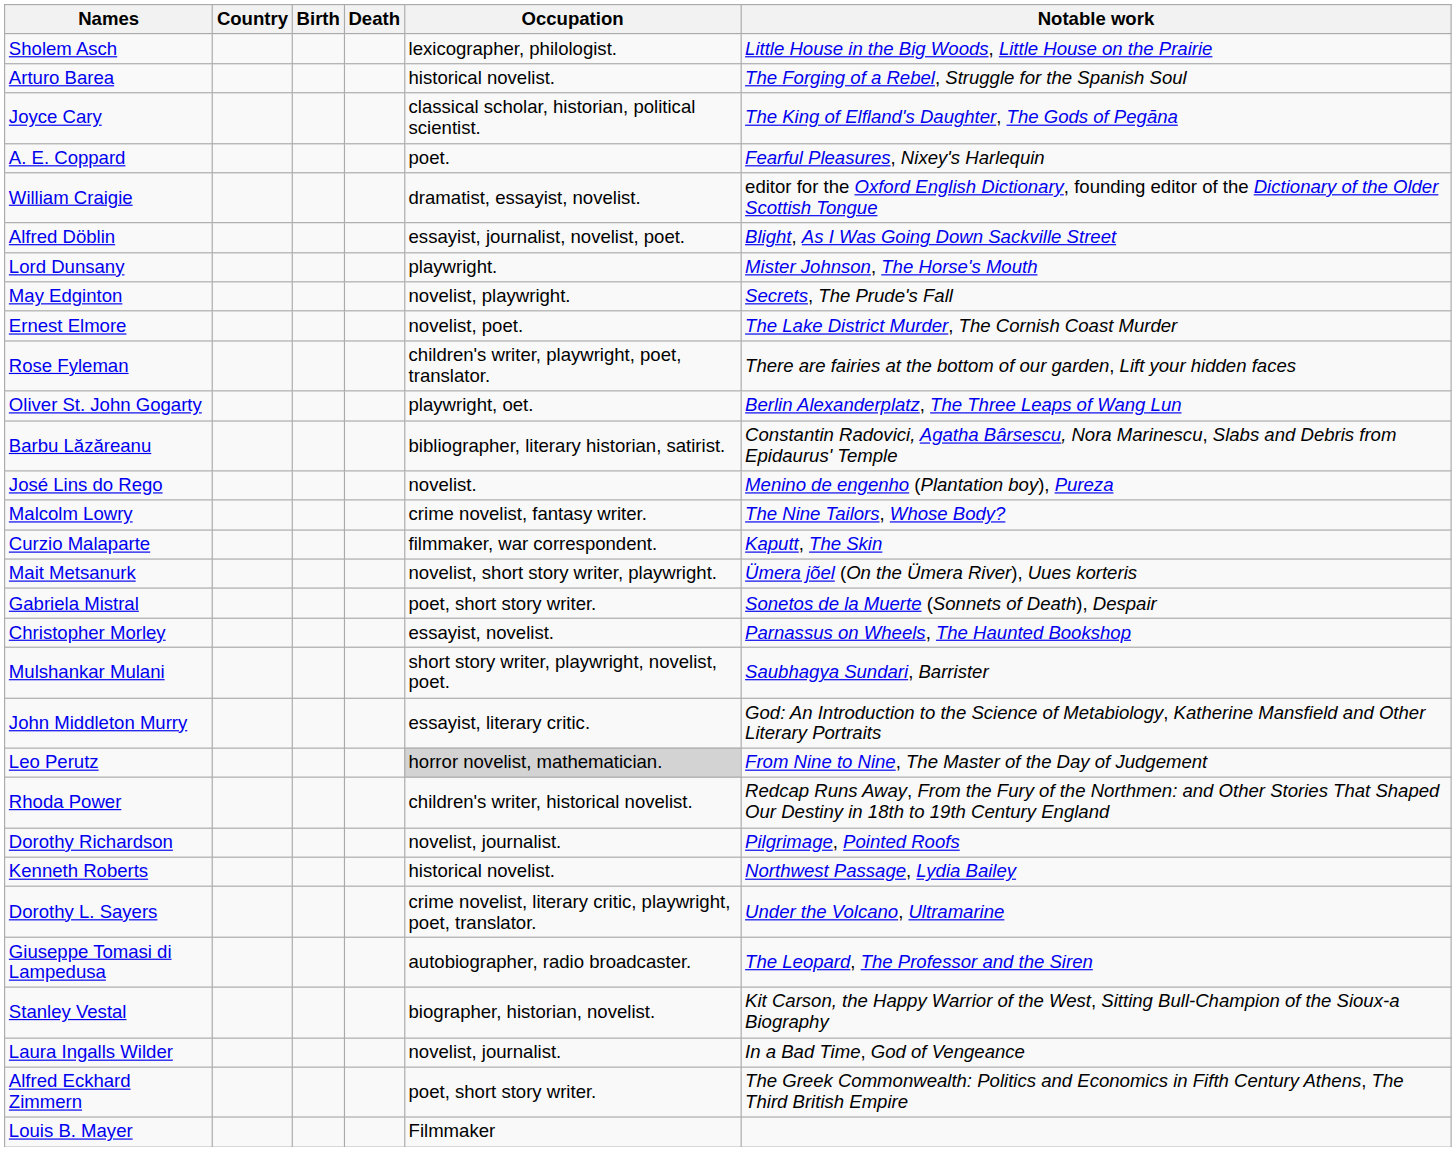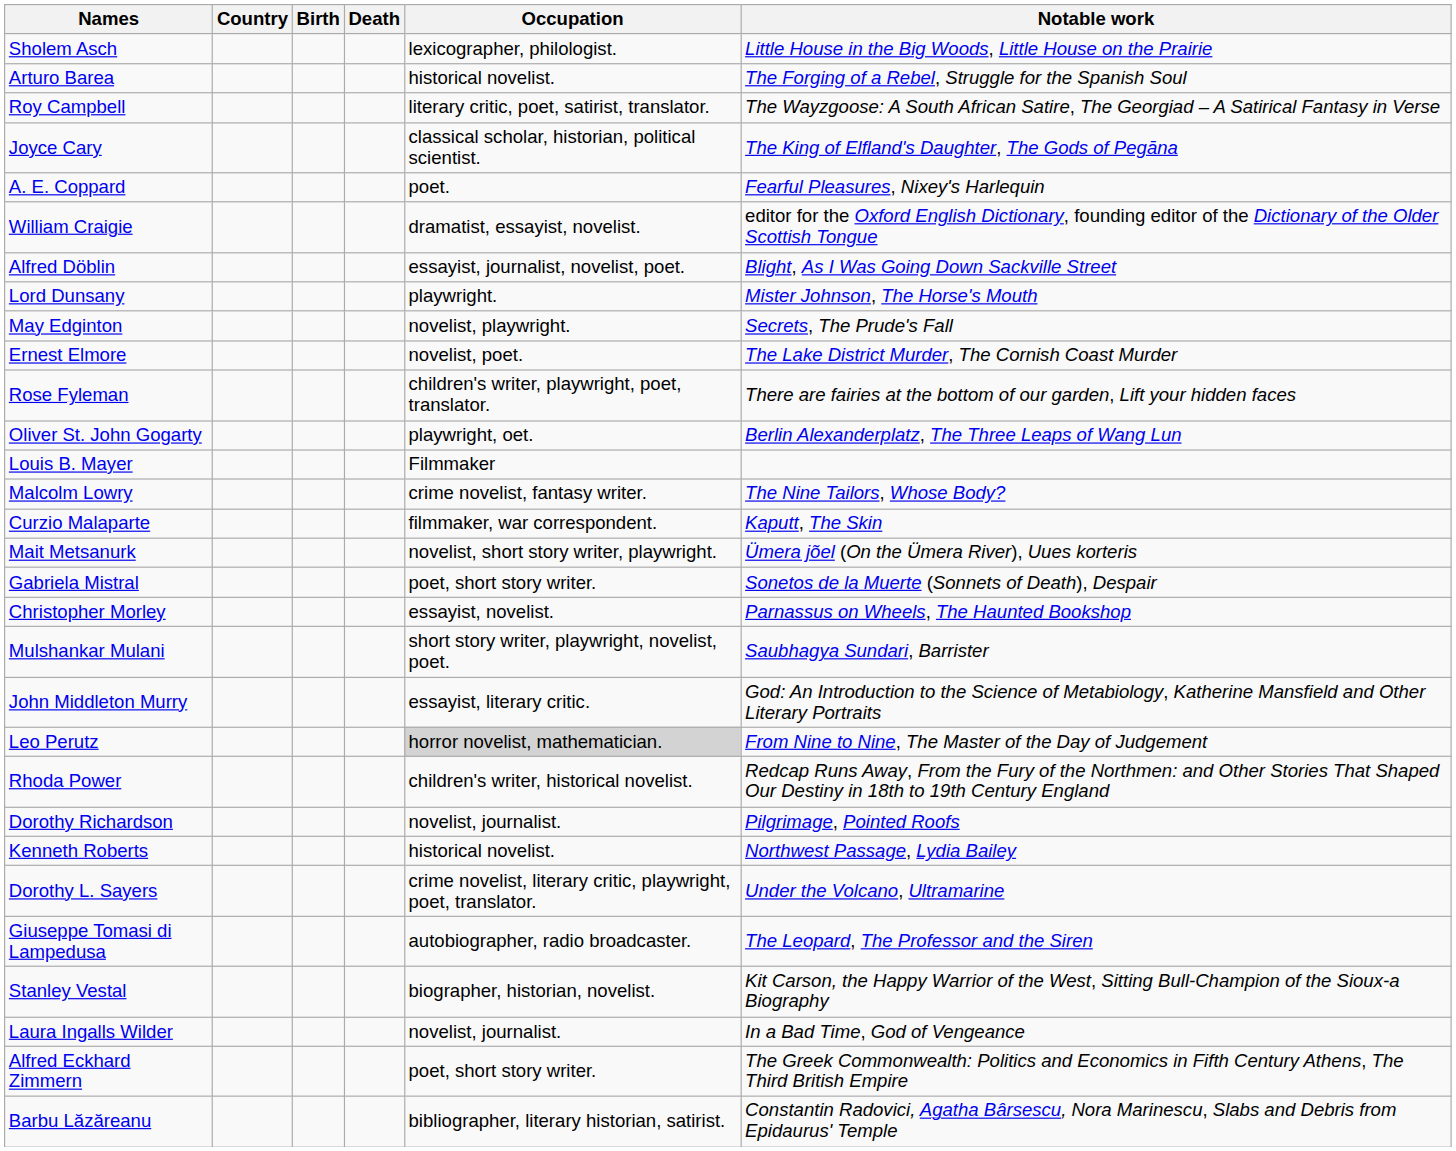+ row: (67, 107)
rows swapped: (80, 445) <-> (71, 1131)
- row: (86, 485)
